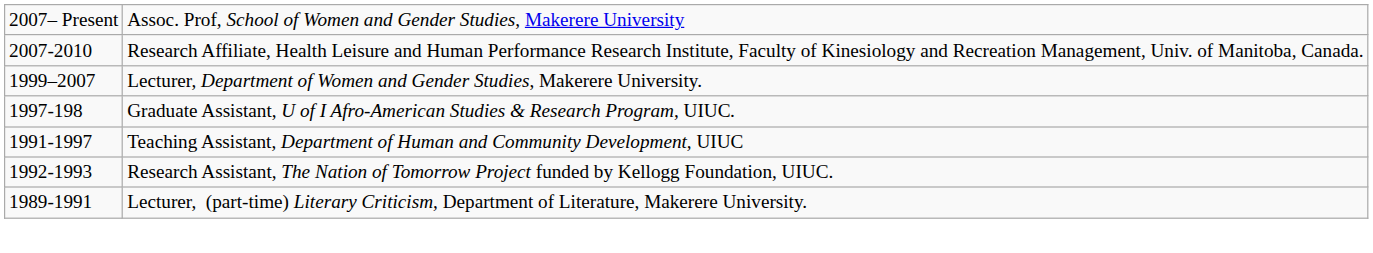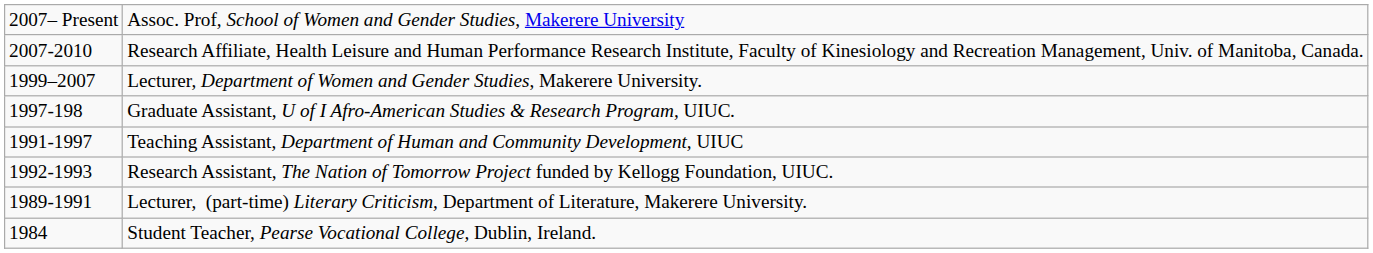+ row: (362, 232)
